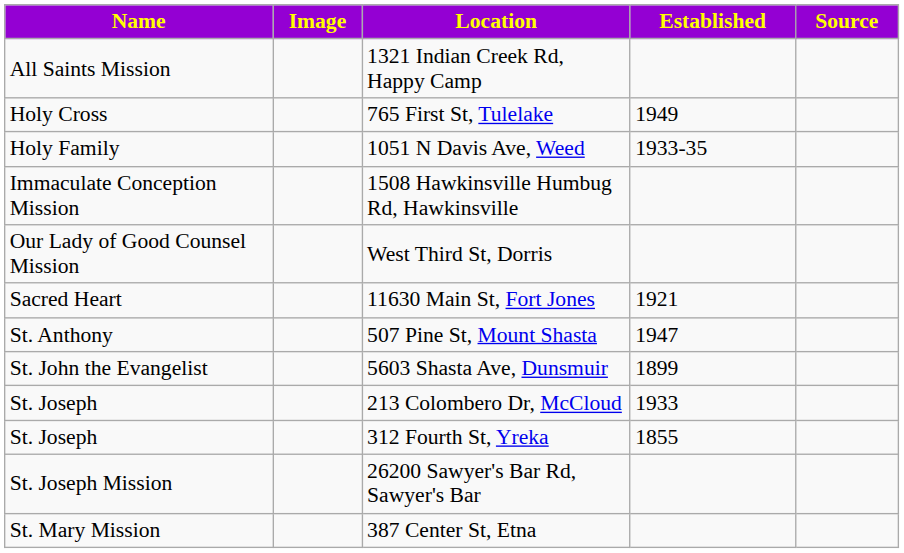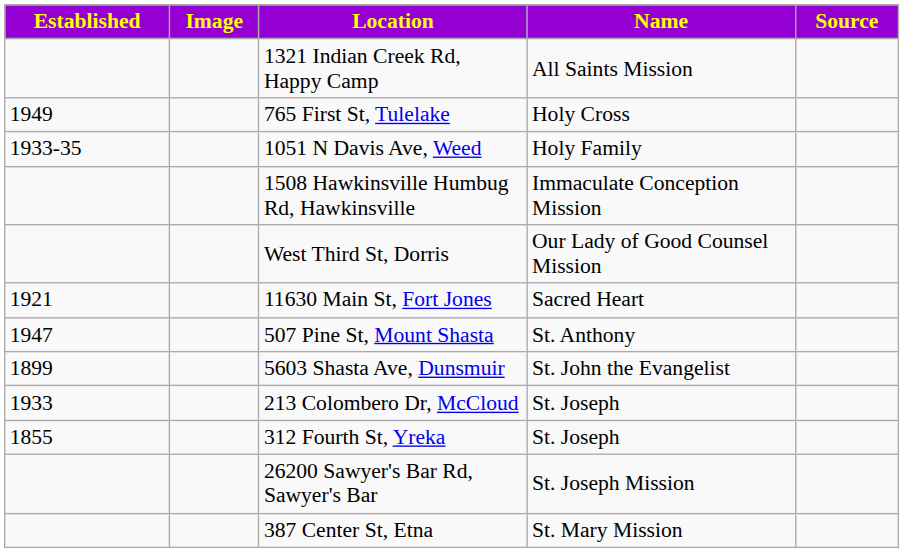columns swapped: (139, 21) <-> (713, 21)
